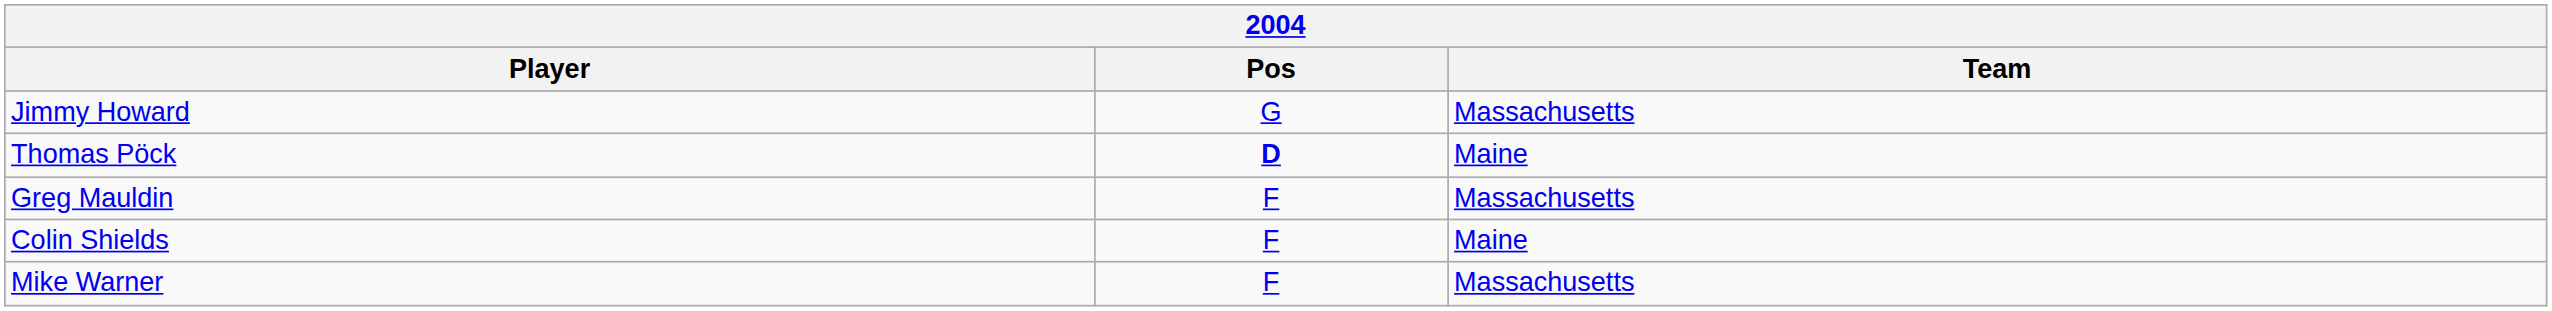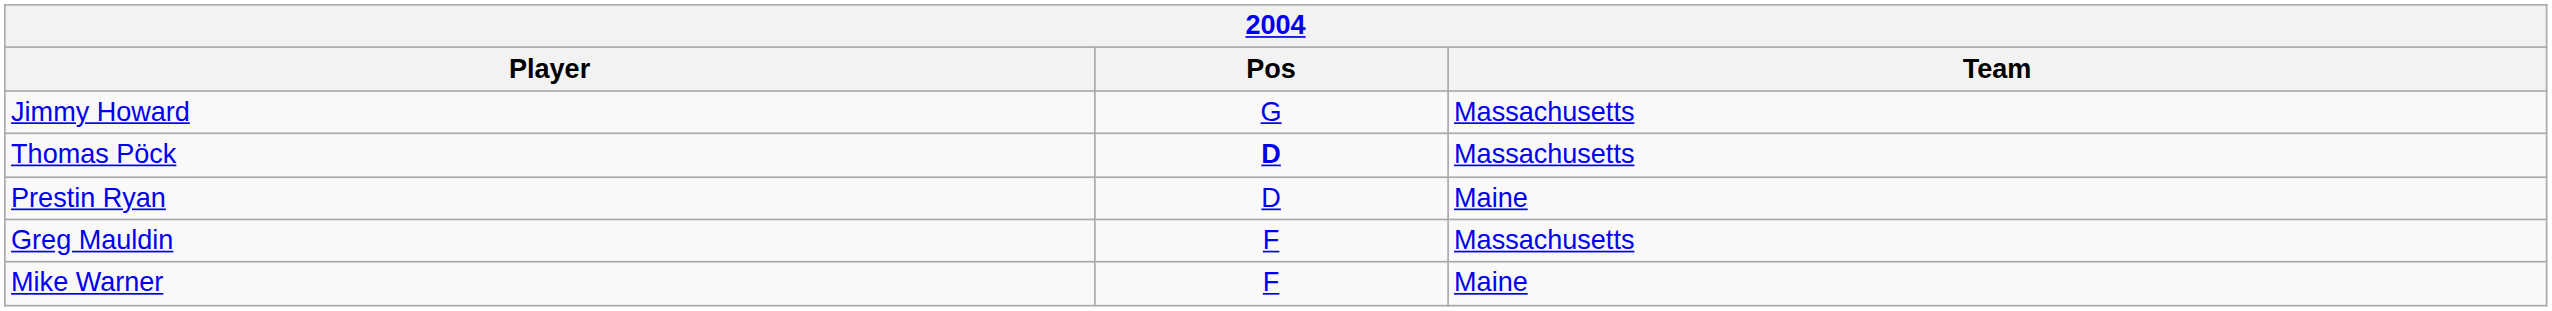(1491, 154) Maine -> (1544, 154) Massachusetts
+ row: (88, 197)
- row: (90, 240)
(1544, 283) Massachusetts -> (1491, 283) Maine
